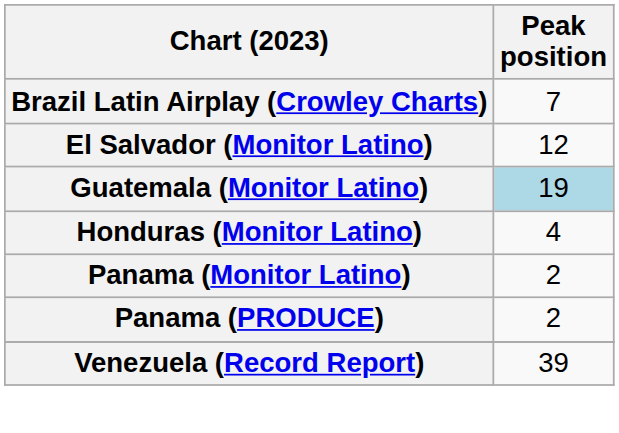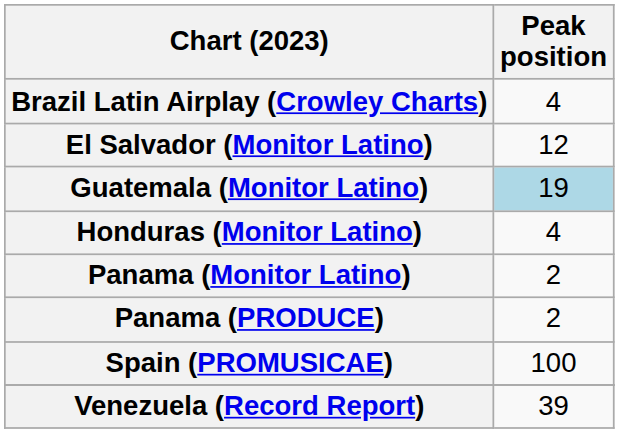(554, 100) 7 -> (554, 100) 4
+ row: (249, 362)
